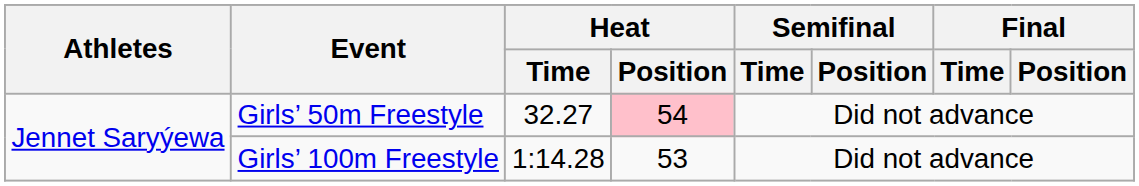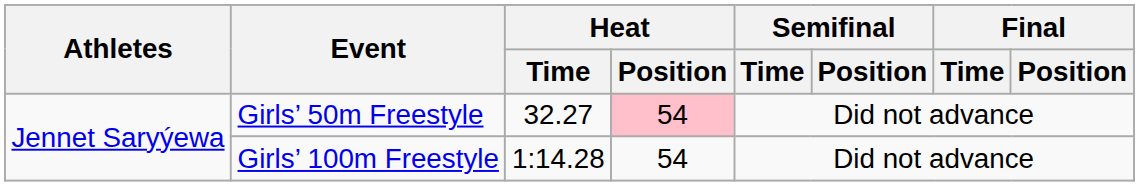(672, 159) 53 -> (672, 159) 54
